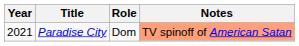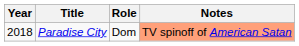(20, 31) 2021 -> (20, 31) 2018
